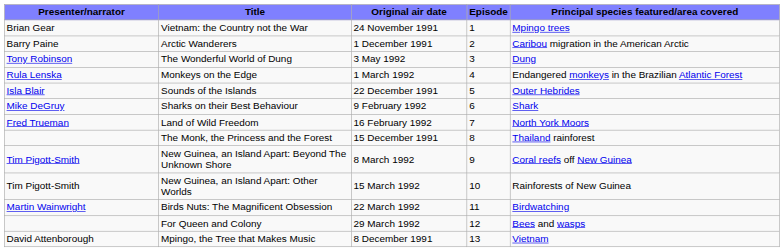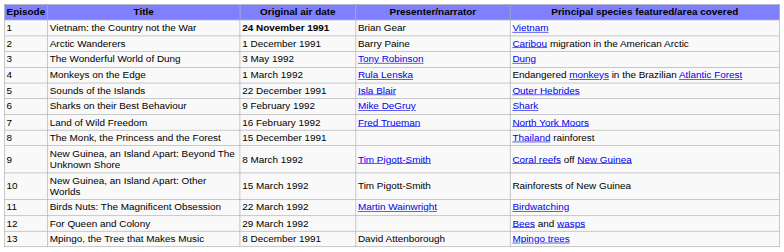columns swapped: (488, 12) <-> (82, 12)
(396, 28) normal -> (286, 28) bold
(541, 28) Mpingo trees -> (530, 28) Vietnam
(530, 239) Vietnam -> (541, 239) Mpingo trees
